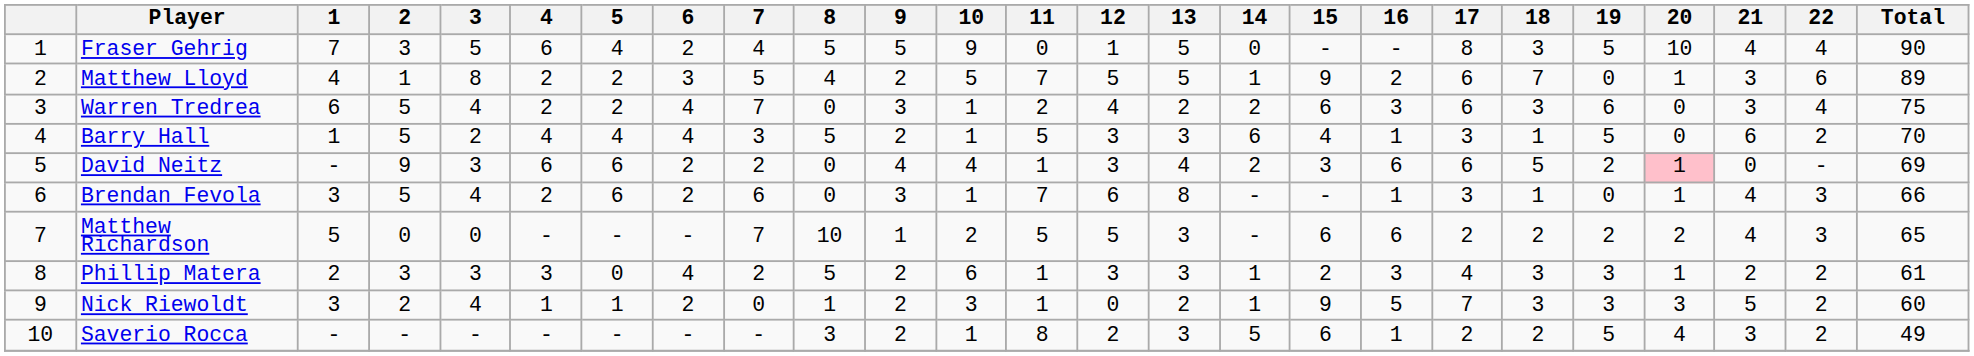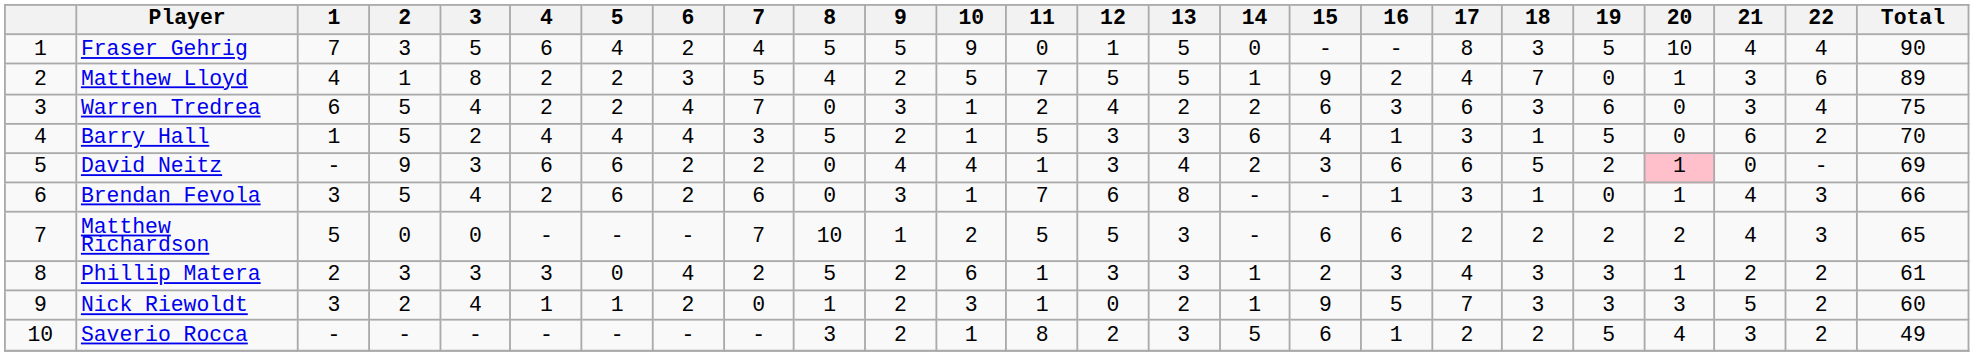(1467, 78) 6 -> (1467, 78) 4
